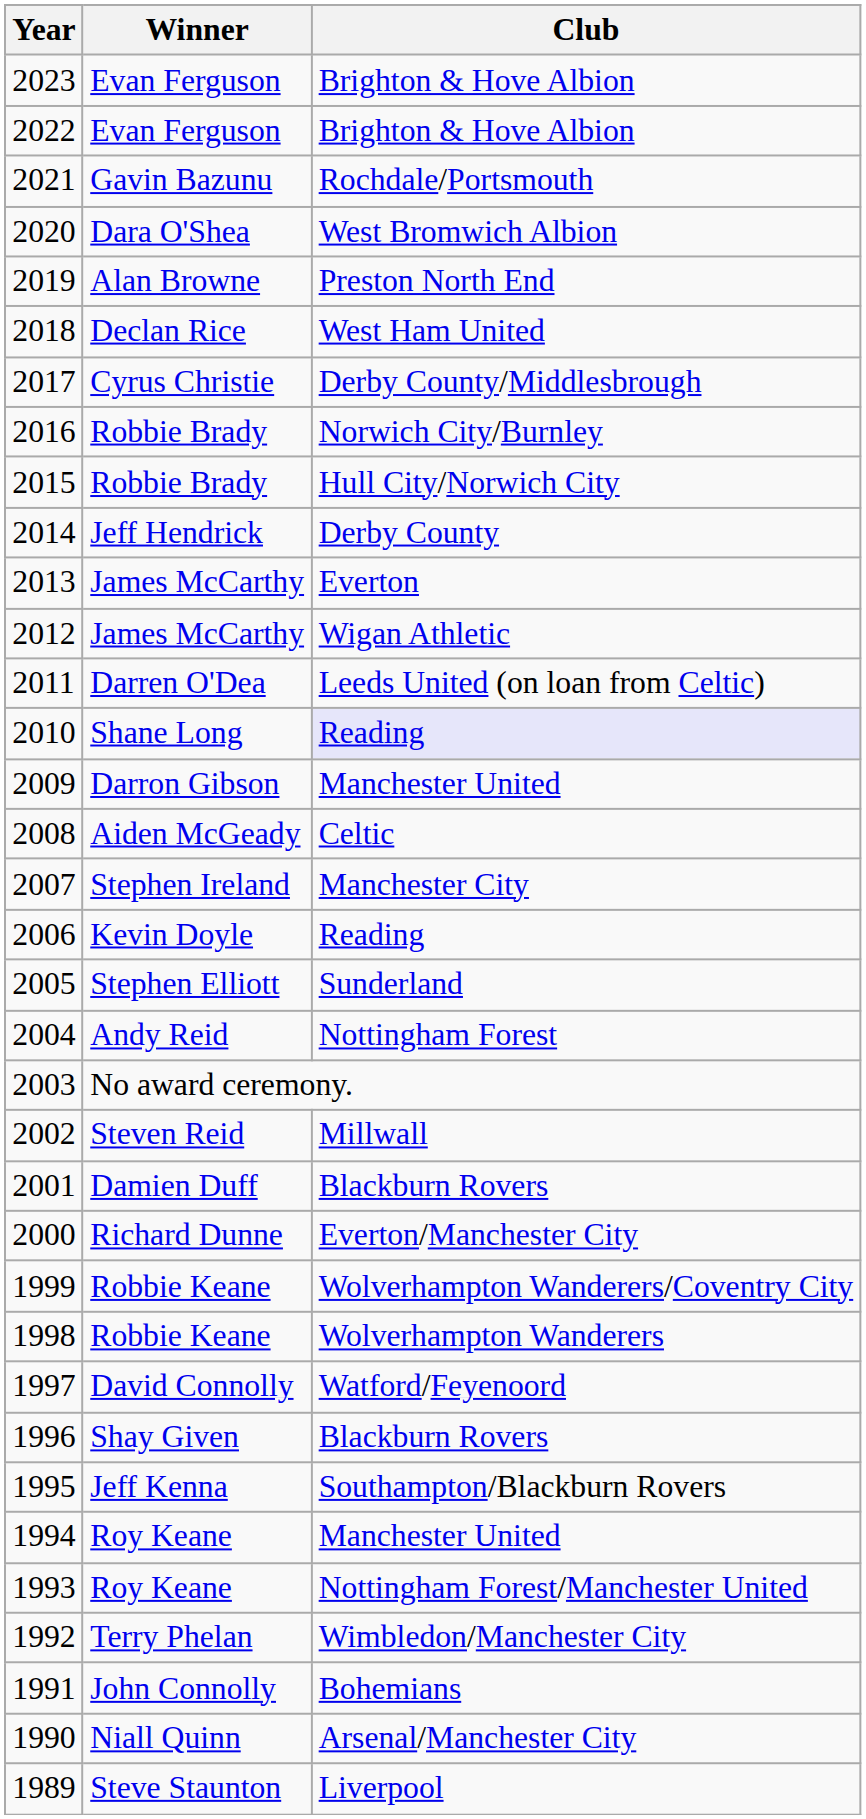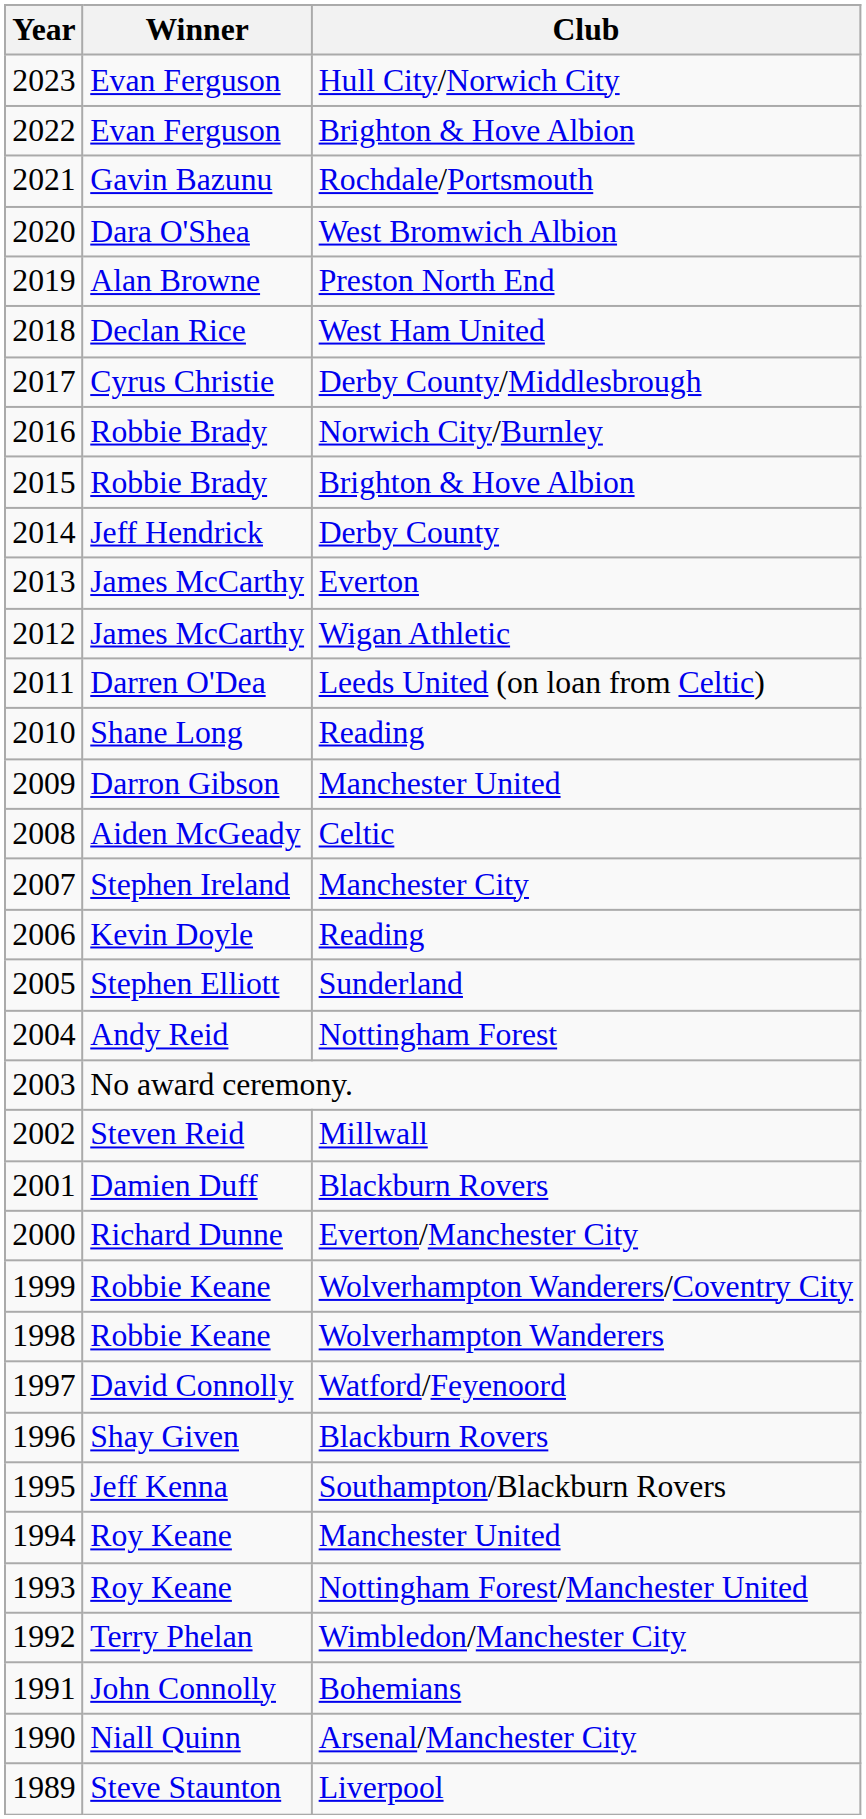(477, 79) Brighton & Hove Albion -> (469, 79) Hull City/Norwich City
(469, 481) Hull City/Norwich City -> (477, 481) Brighton & Hove Albion
(371, 733) lavender background -> (371, 733) no background
